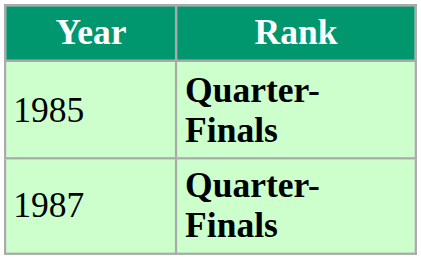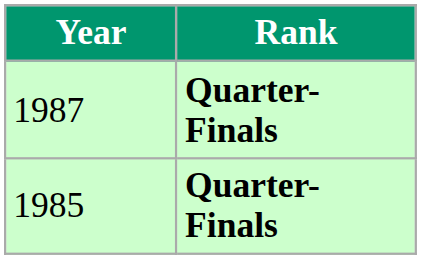rows swapped: (49, 108) <-> (49, 205)
